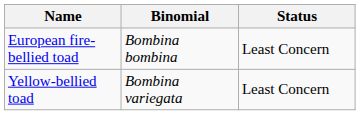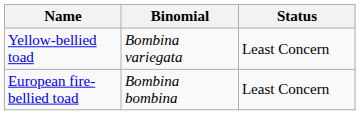rows swapped: (52, 48) <-> (52, 89)
